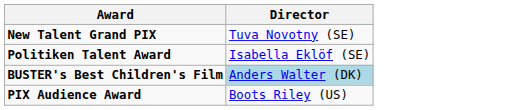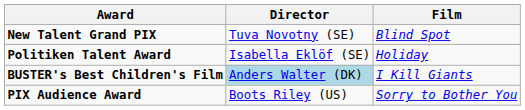+ column: (447, 15)
